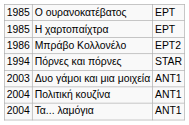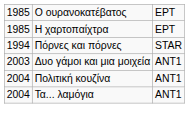- row: (80, 45)
